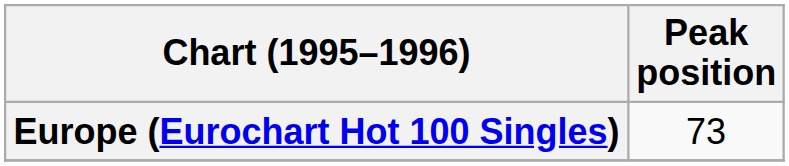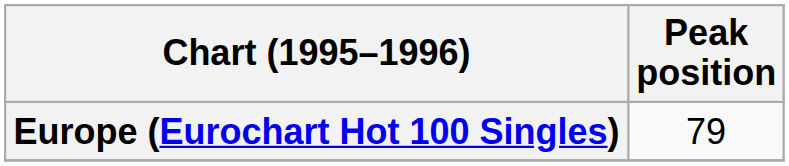(706, 130) 73 -> (706, 130) 79
